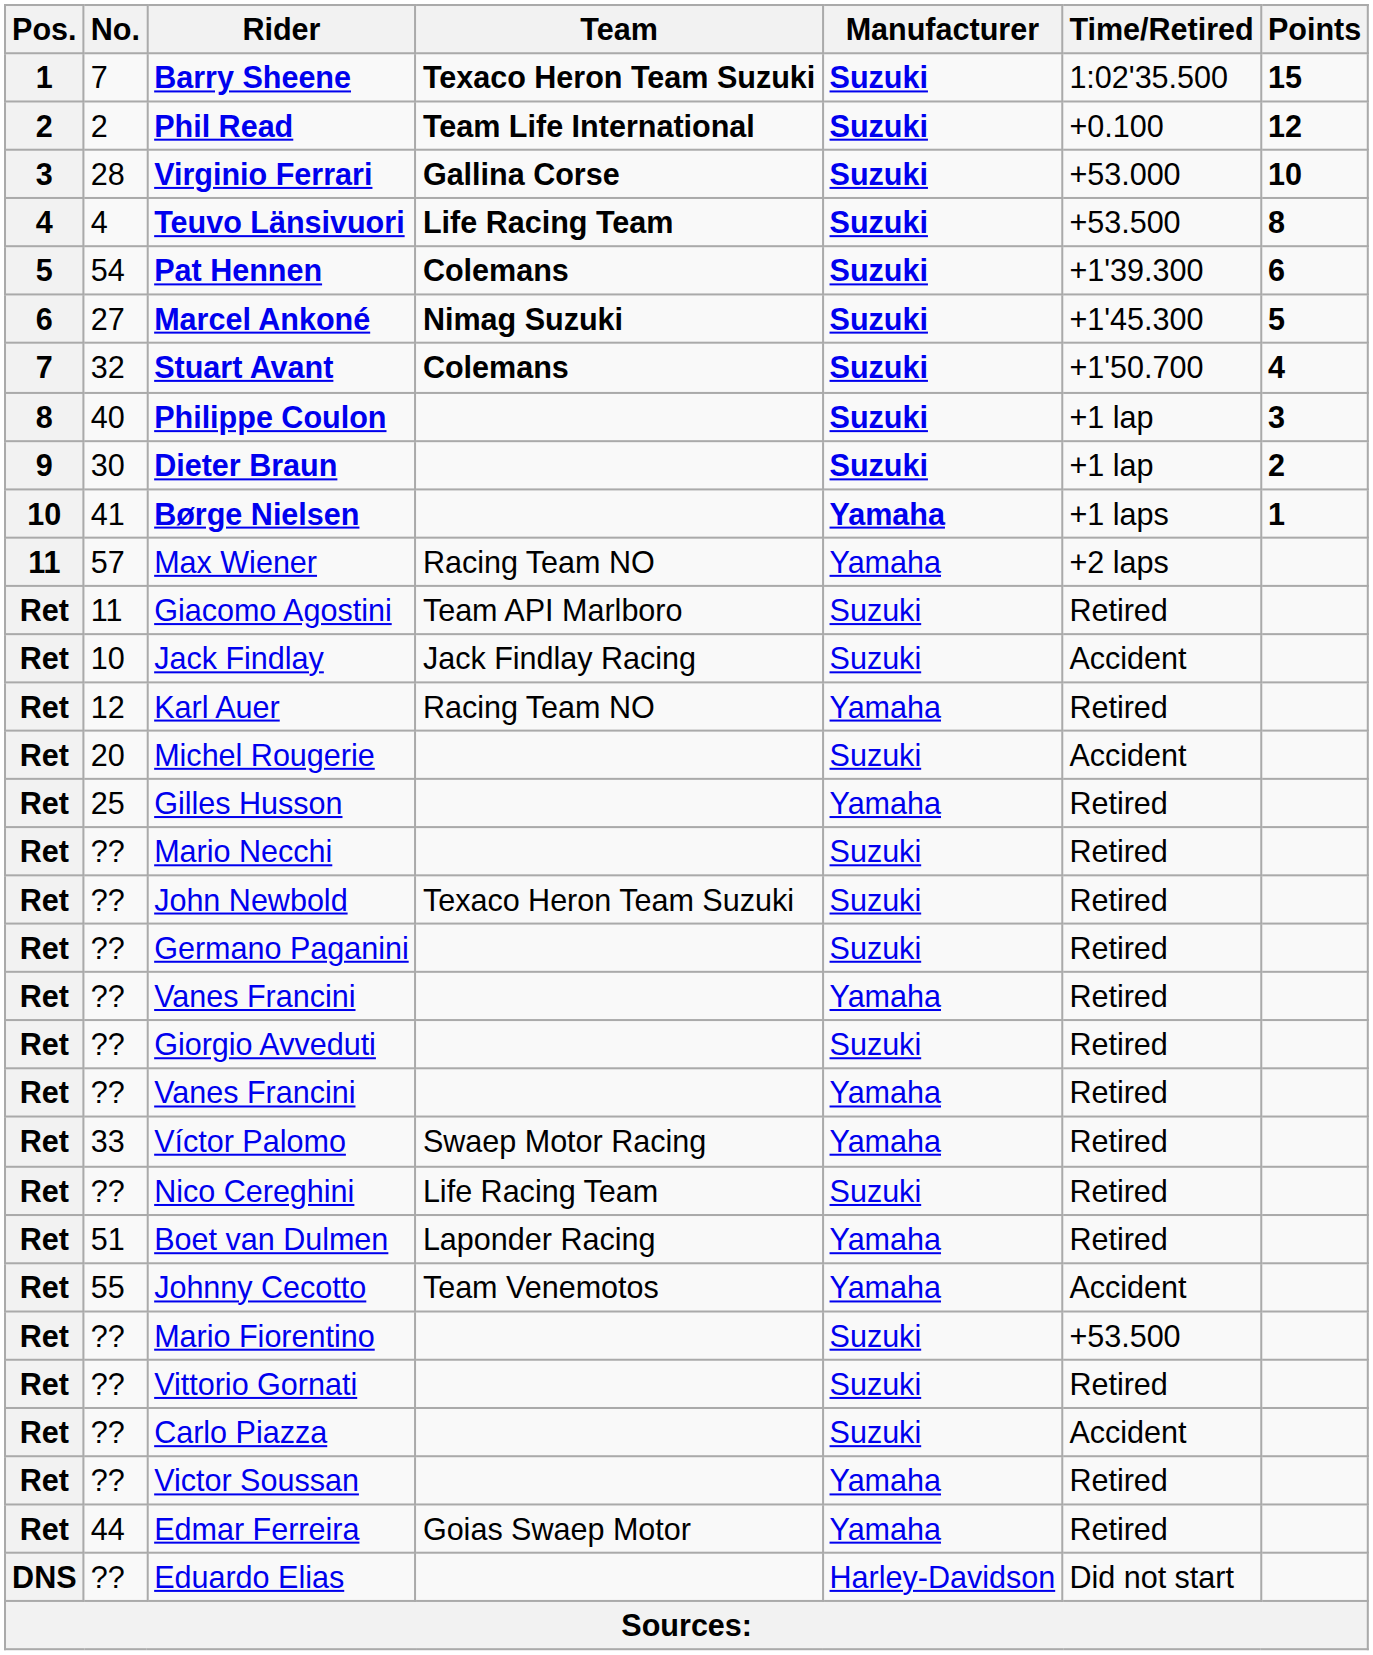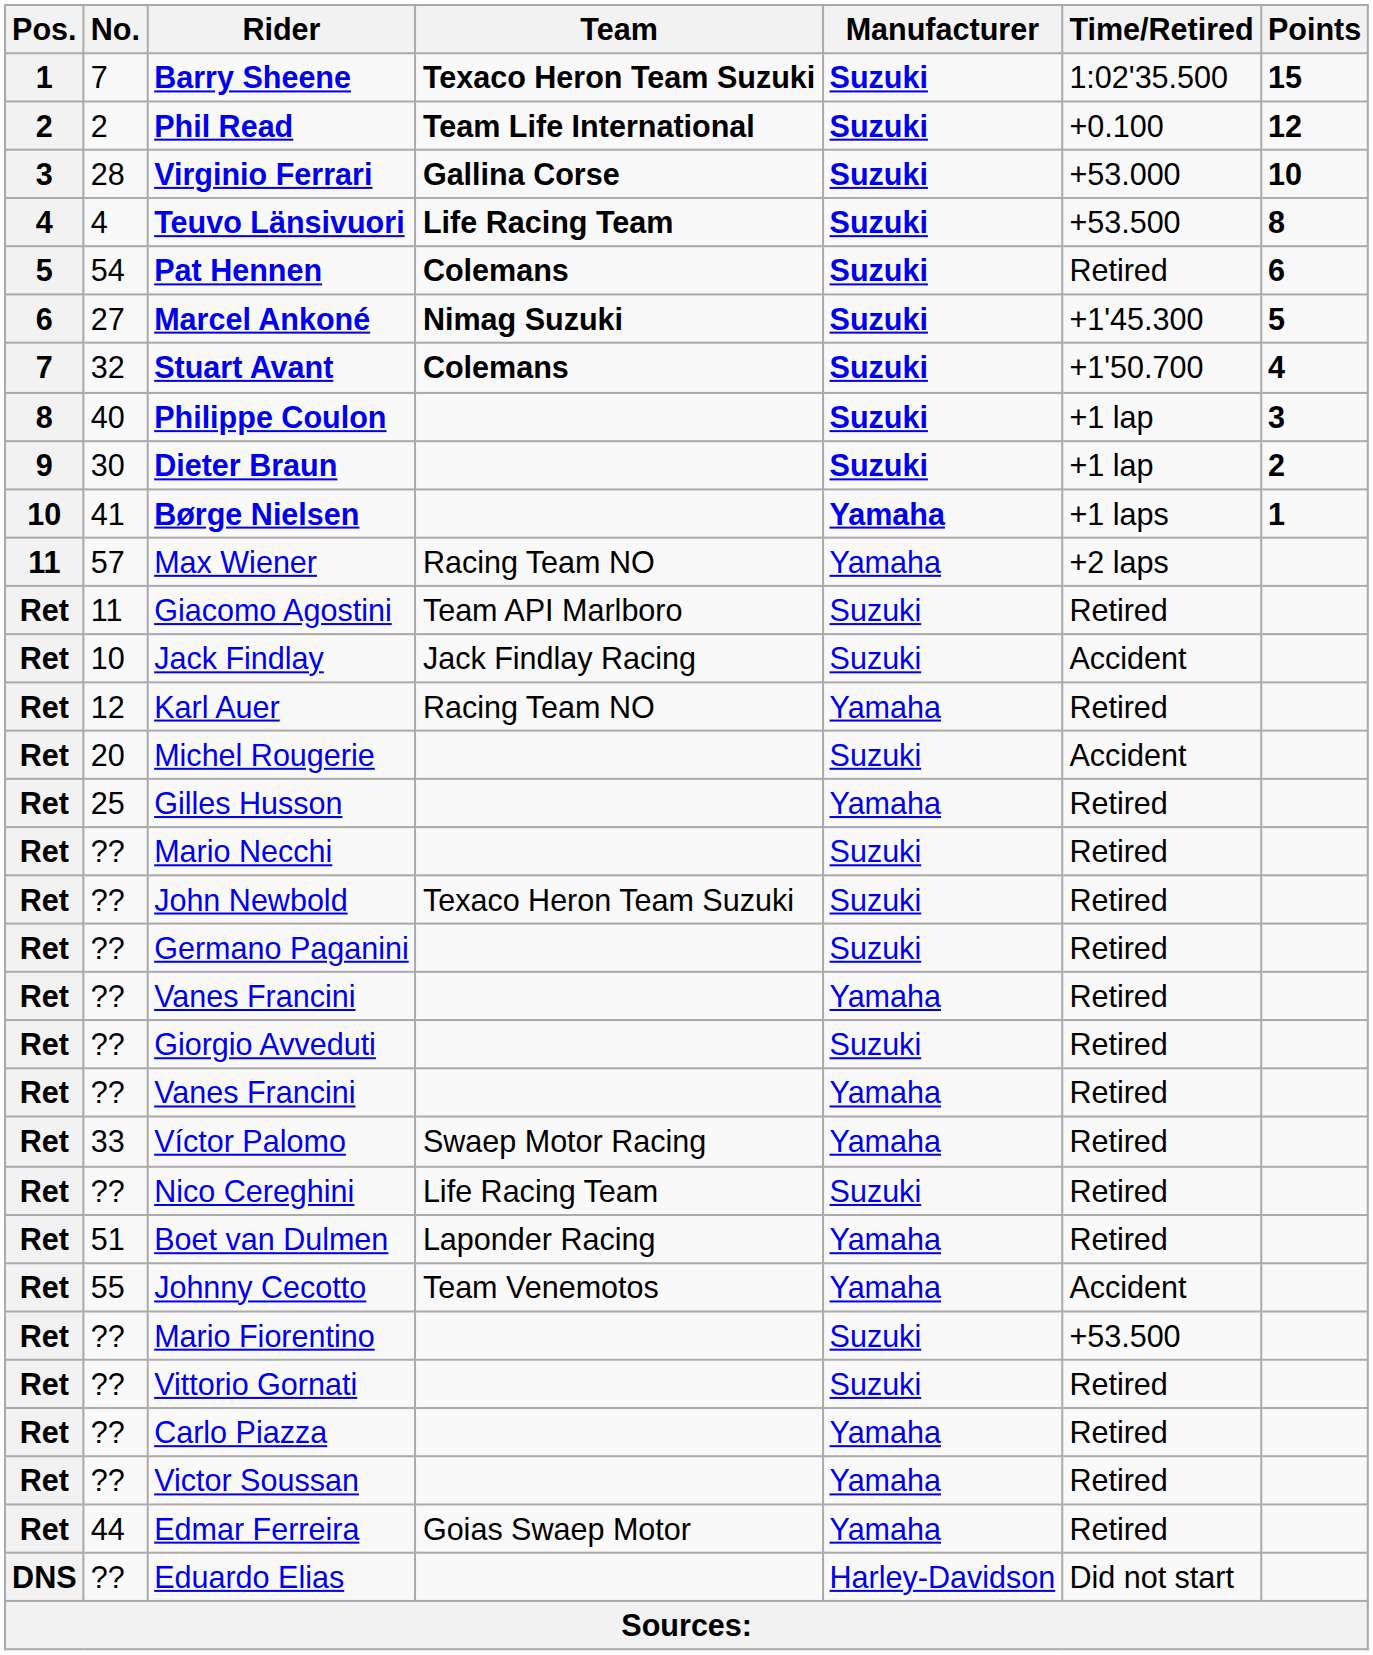(1136, 271) +1'39.300 -> (1119, 271) Retired
(875, 1432) Suzuki -> (885, 1432) Yamaha
(1128, 1432) Accident -> (1119, 1432) Retired
